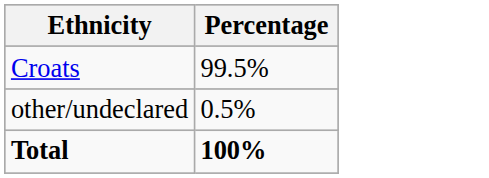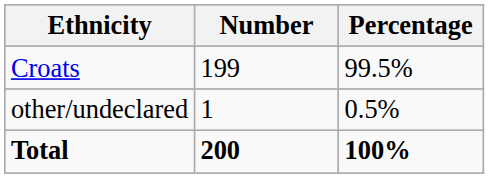+ column: (266, 25)
